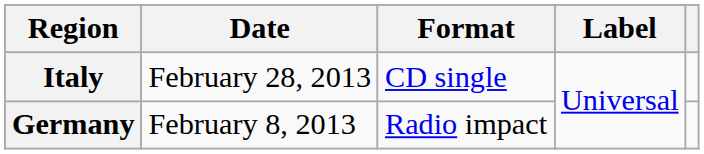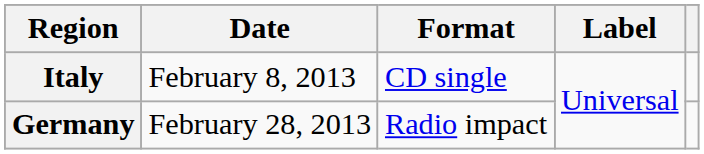(260, 76) February 28, 2013 -> (252, 76) February 8, 2013
(252, 124) February 8, 2013 -> (260, 124) February 28, 2013
